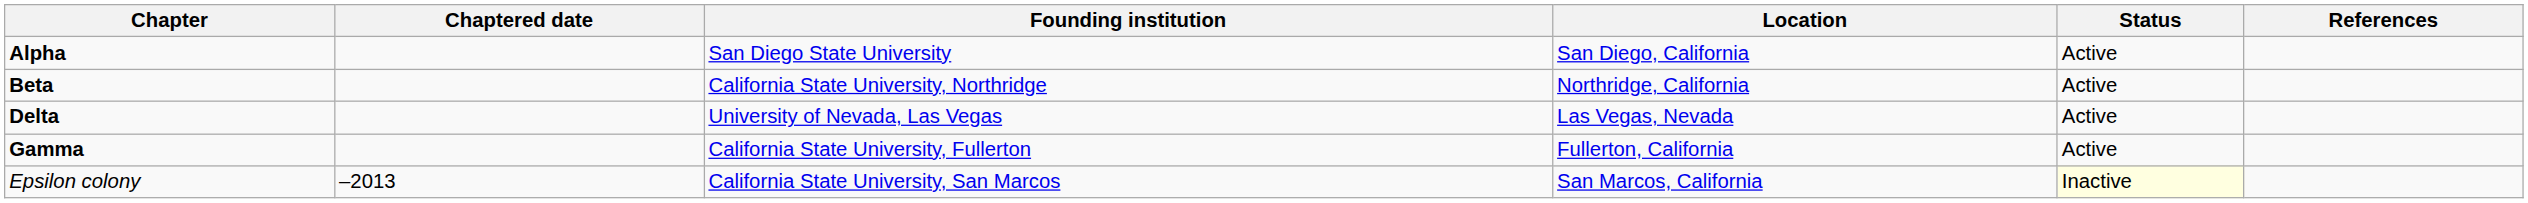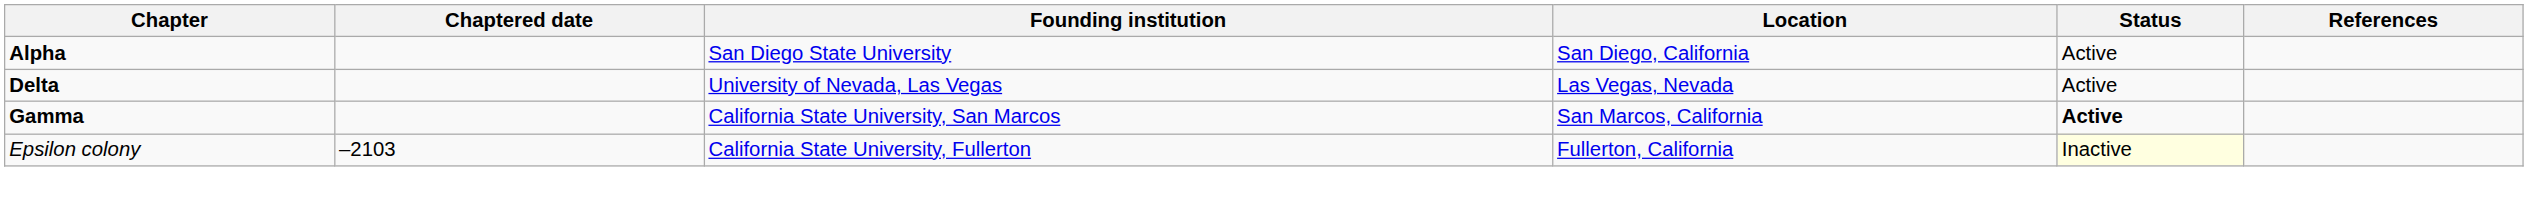- row: (31, 85)
(870, 149) California State University, Fullerton -> (884, 117) California State University, San Marcos
(1645, 149) Fullerton, California -> (1660, 117) San Marcos, California
(2090, 149) normal -> (2092, 117) bold
(367, 181) –2013 -> (367, 149) –2103
(884, 181) California State University, San Marcos -> (870, 149) California State University, Fullerton
(1660, 181) San Marcos, California -> (1645, 149) Fullerton, California
